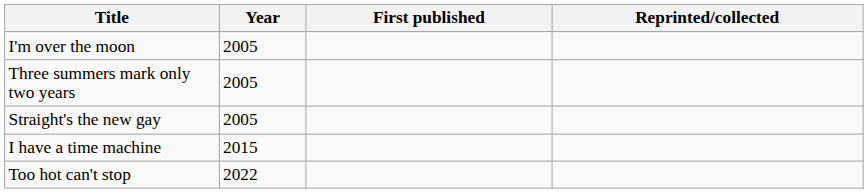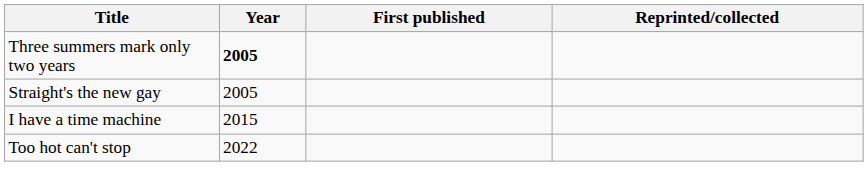- row: (72, 45)
(240, 82) normal -> (240, 55) bold
